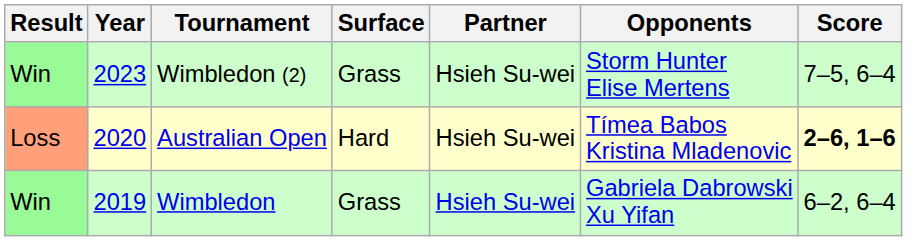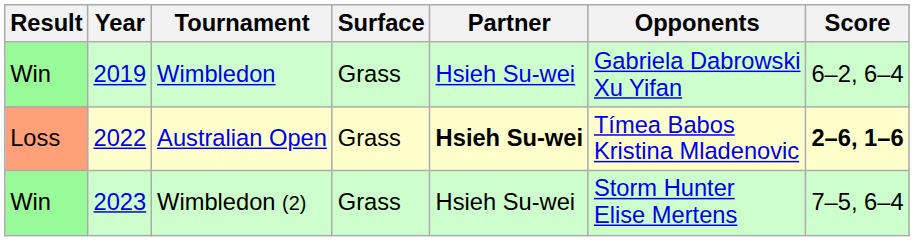rows swapped: (216, 202) <-> (232, 74)
(120, 138) 2020 -> (120, 138) 2022
(363, 138) Hard -> (369, 138) Grass
(505, 138) normal -> (509, 138) bold
